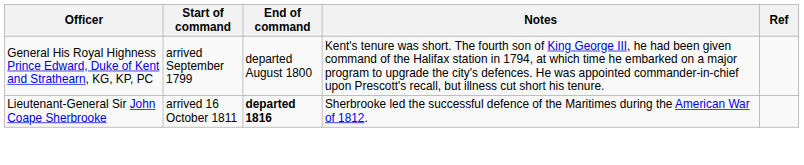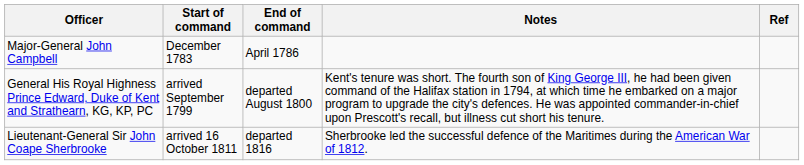+ row: (60, 52)
(271, 111) bold -> (269, 143) normal
